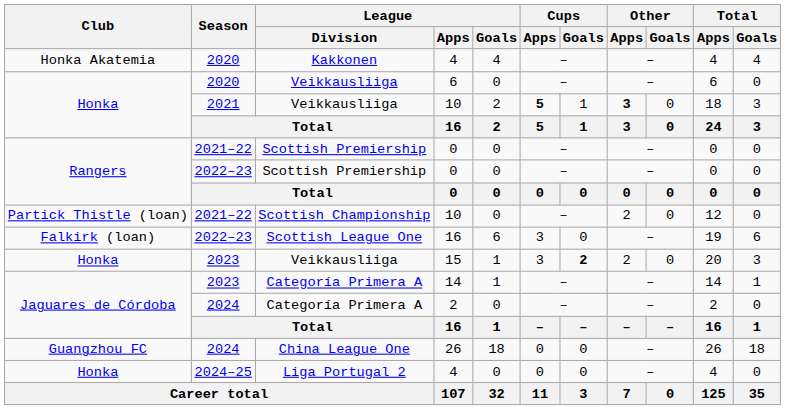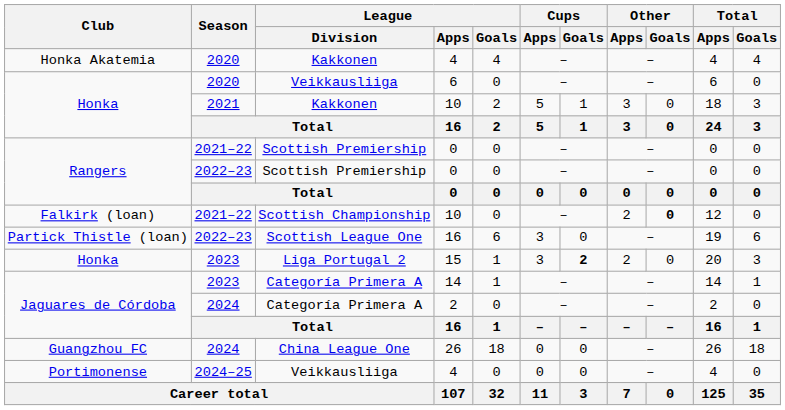(344, 105) Veikkausliiga -> (344, 105) Kakkonen
(540, 105) bold -> (540, 105) normal
(627, 105) bold -> (627, 105) normal
(98, 216) Partick Thistle (loan) -> (98, 216) Falkirk (loan)
(670, 216) normal -> (670, 216) bold
(98, 238) Falkirk (loan) -> (98, 238) Partick Thistle (loan)
(344, 260) Veikkausliiga -> (344, 260) Liga Portugal 2
(98, 372) Honka -> (98, 372) Portimonense
(344, 372) Liga Portugal 2 -> (344, 372) Veikkausliiga
